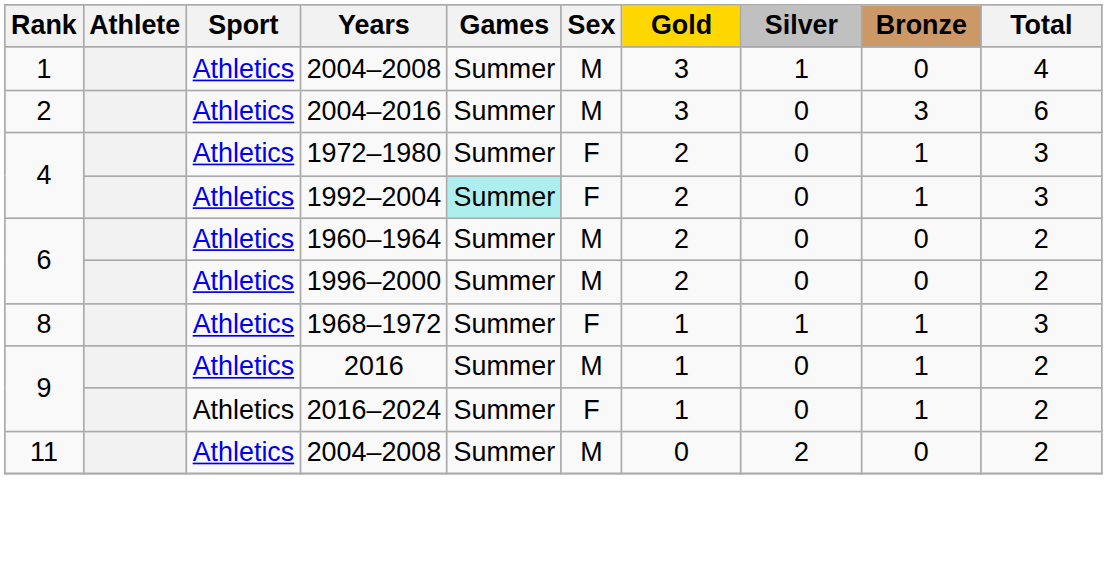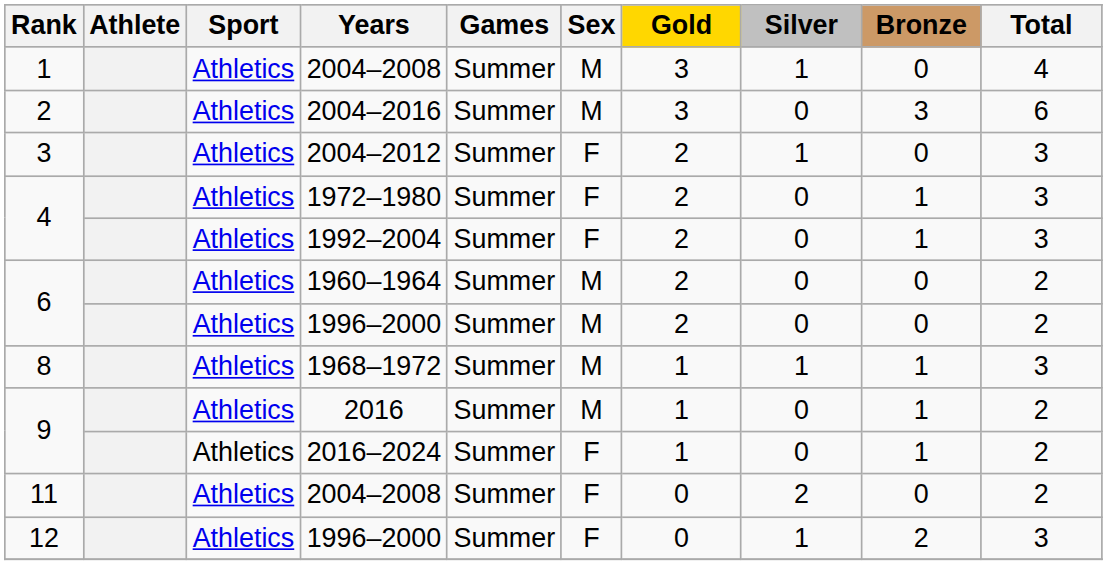+ row: (44, 153)
(504, 196) paleturquoise background -> (504, 238) no background
(591, 324) F -> (591, 366) M
(591, 452) M -> (591, 494) F
+ row: (44, 537)
